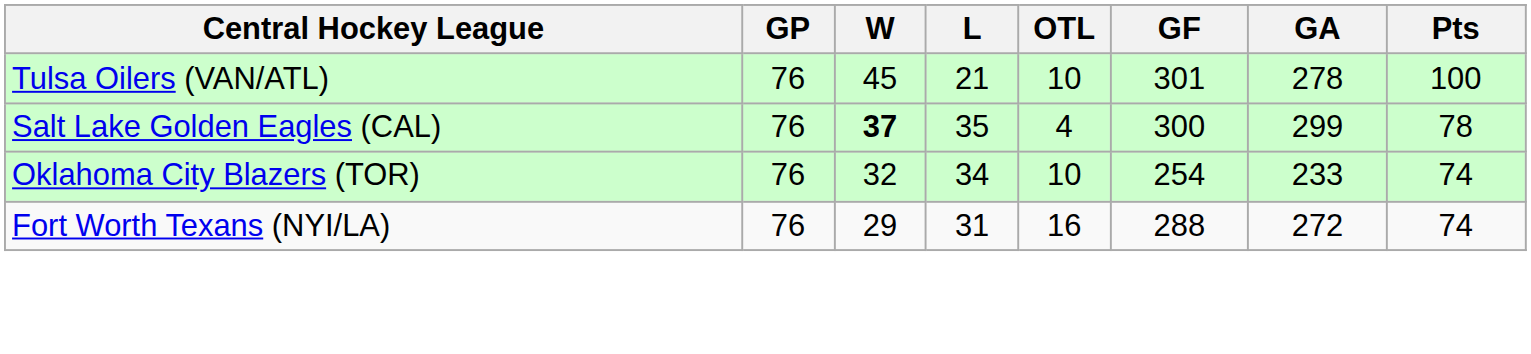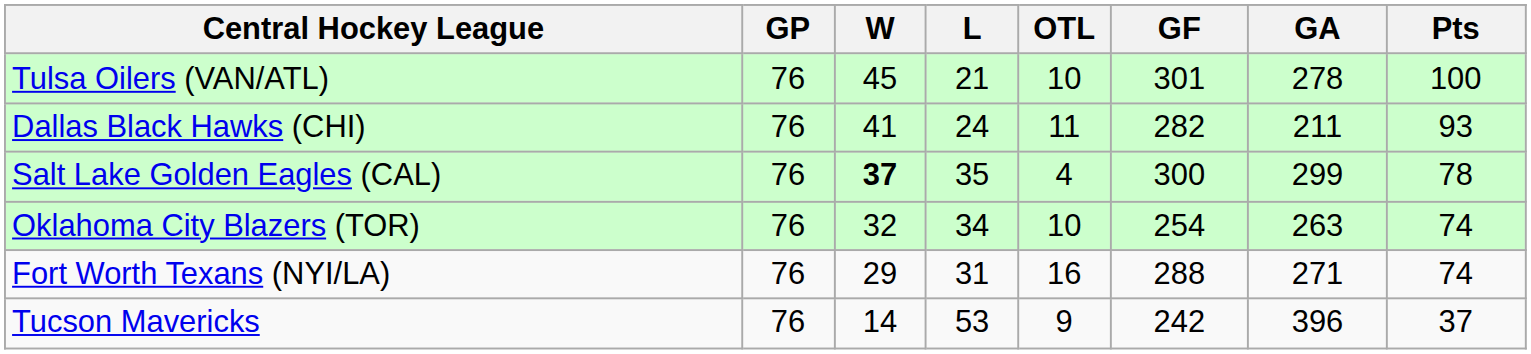+ row: (189, 126)
(1317, 175) 233 -> (1317, 224) 263
(1317, 224) 272 -> (1317, 273) 271
+ row: (136, 322)
